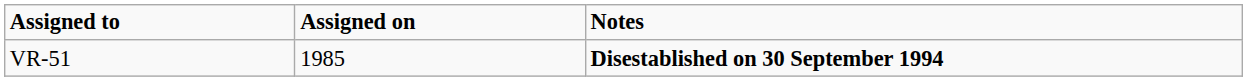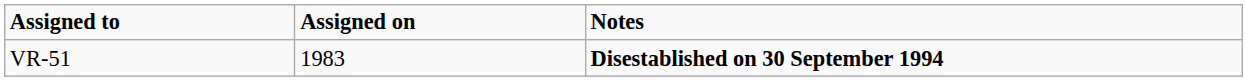(323, 57) 1985 -> (323, 57) 1983
